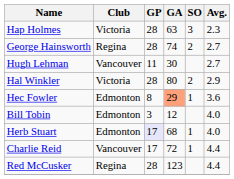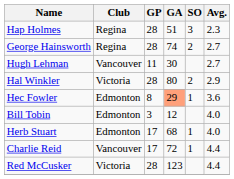(113, 30) Victoria -> (111, 30) Regina
(172, 30) 63 -> (172, 30) 51
(152, 132) lavender background -> (152, 132) no background
(111, 166) Regina -> (113, 166) Victoria
